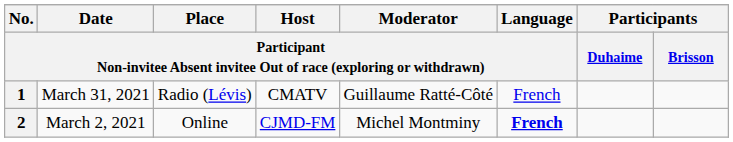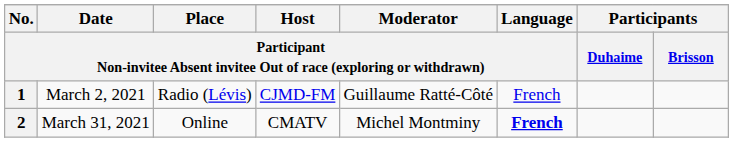(96, 94) March 31, 2021 -> (96, 94) March 2, 2021
(298, 94) CMATV -> (298, 94) CJMD-FM
(96, 122) March 2, 2021 -> (96, 122) March 31, 2021
(298, 122) CJMD-FM -> (298, 122) CMATV
